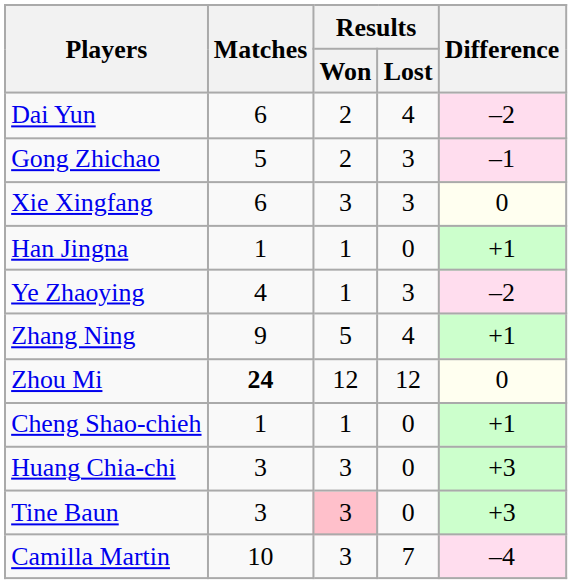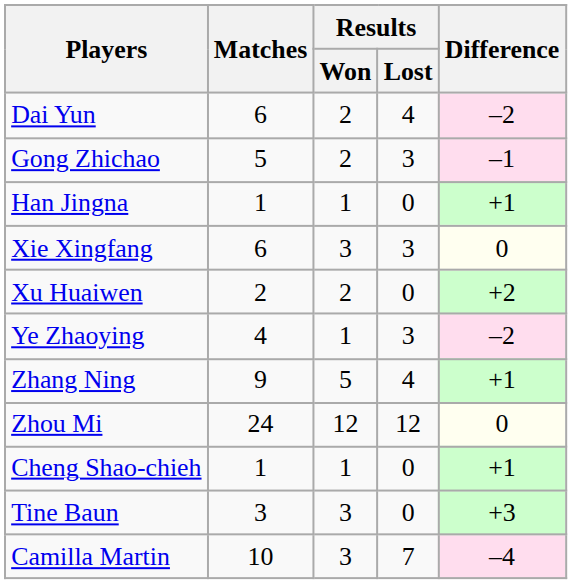rows swapped: (70, 247) <-> (82, 203)
+ row: (77, 291)
(261, 379) bold -> (261, 423) normal
- row: (93, 468)
(345, 512) pink background -> (345, 512) no background
